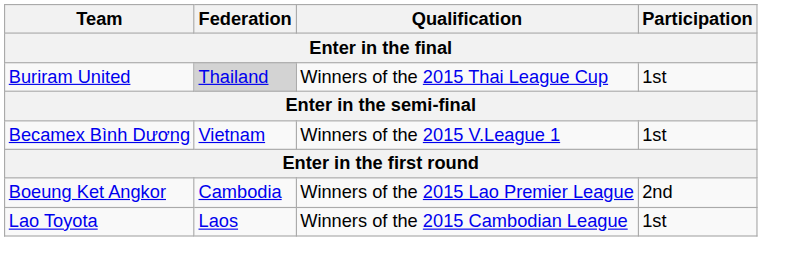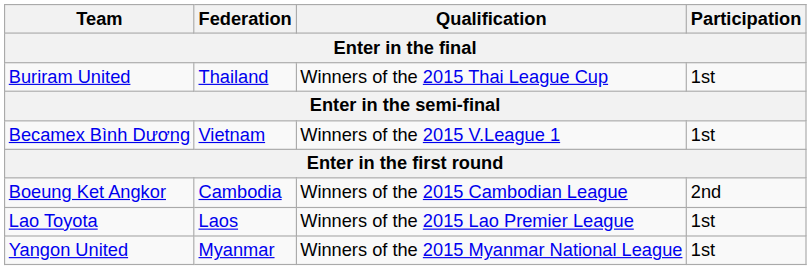(233, 76) lightgrey background -> (233, 76) no background
(467, 192) Winners of the 2015 Lao Premier League -> (464, 192) Winners of the 2015 Cambodian League
(464, 221) Winners of the 2015 Cambodian League -> (467, 221) Winners of the 2015 Lao Premier League
+ row: (68, 250)
